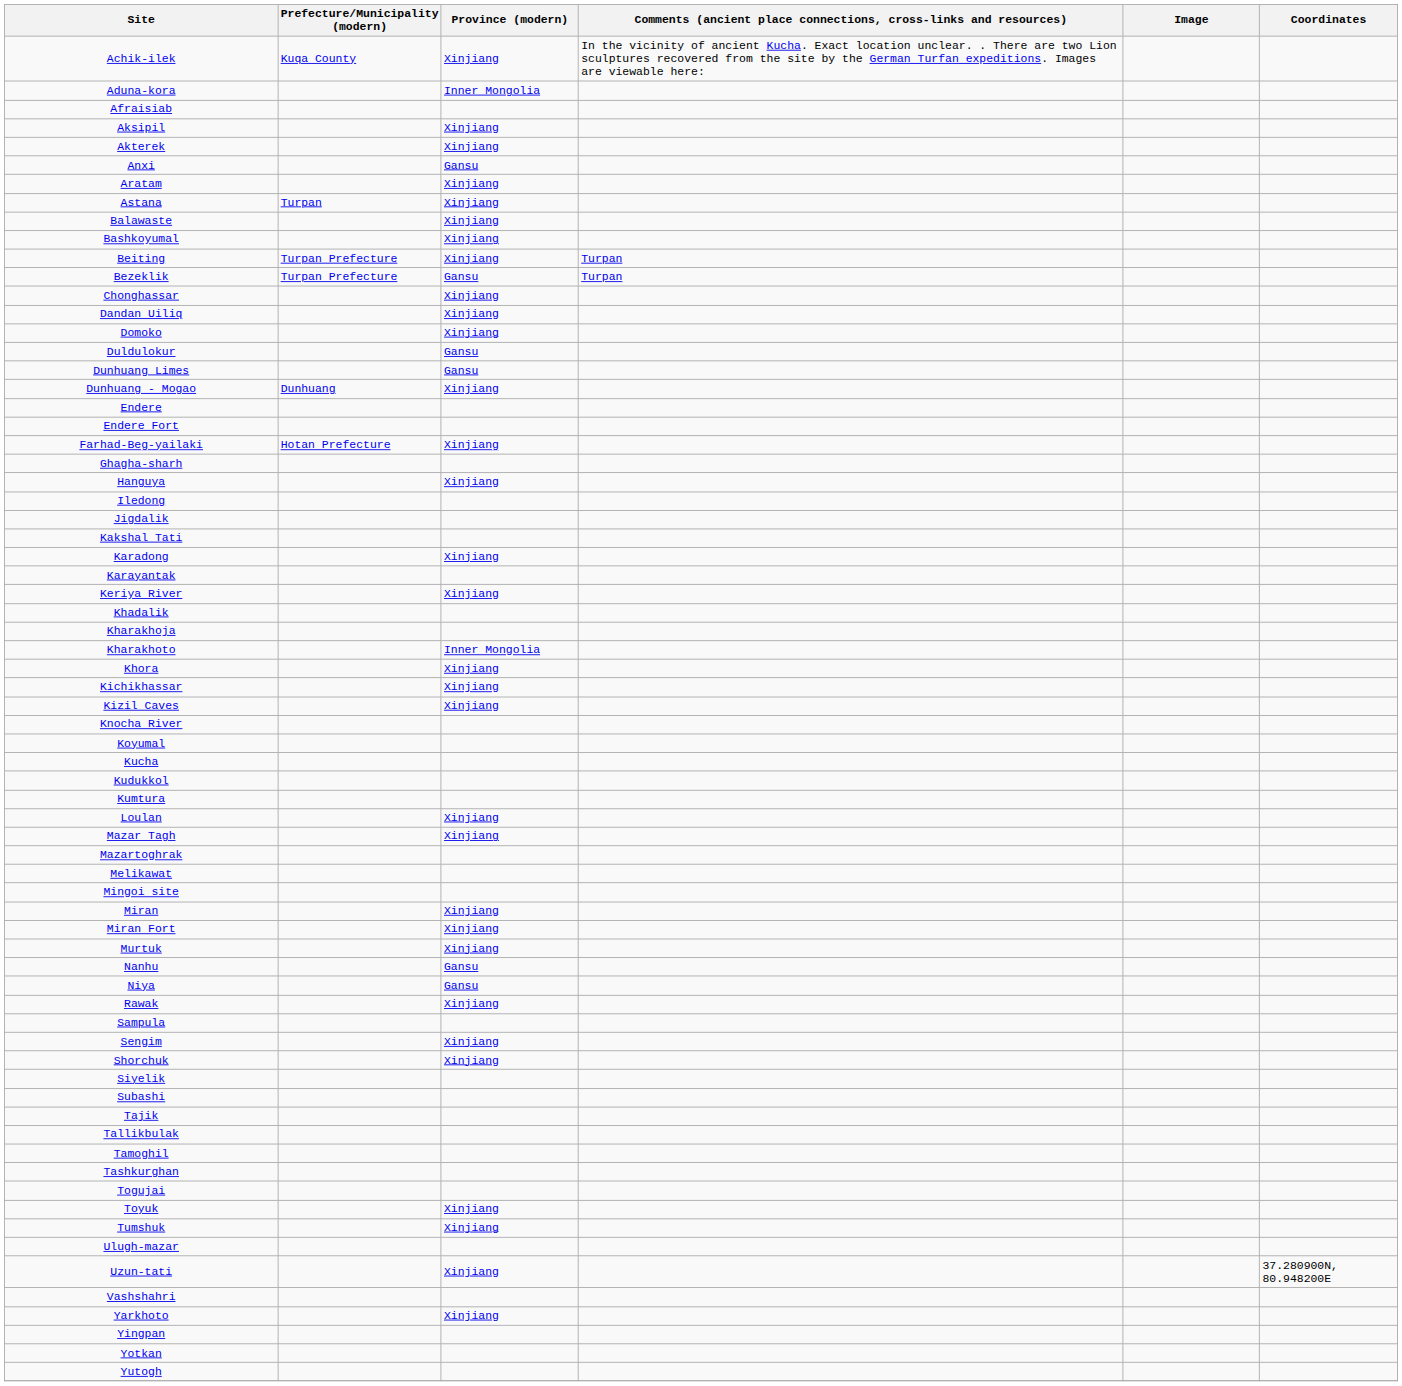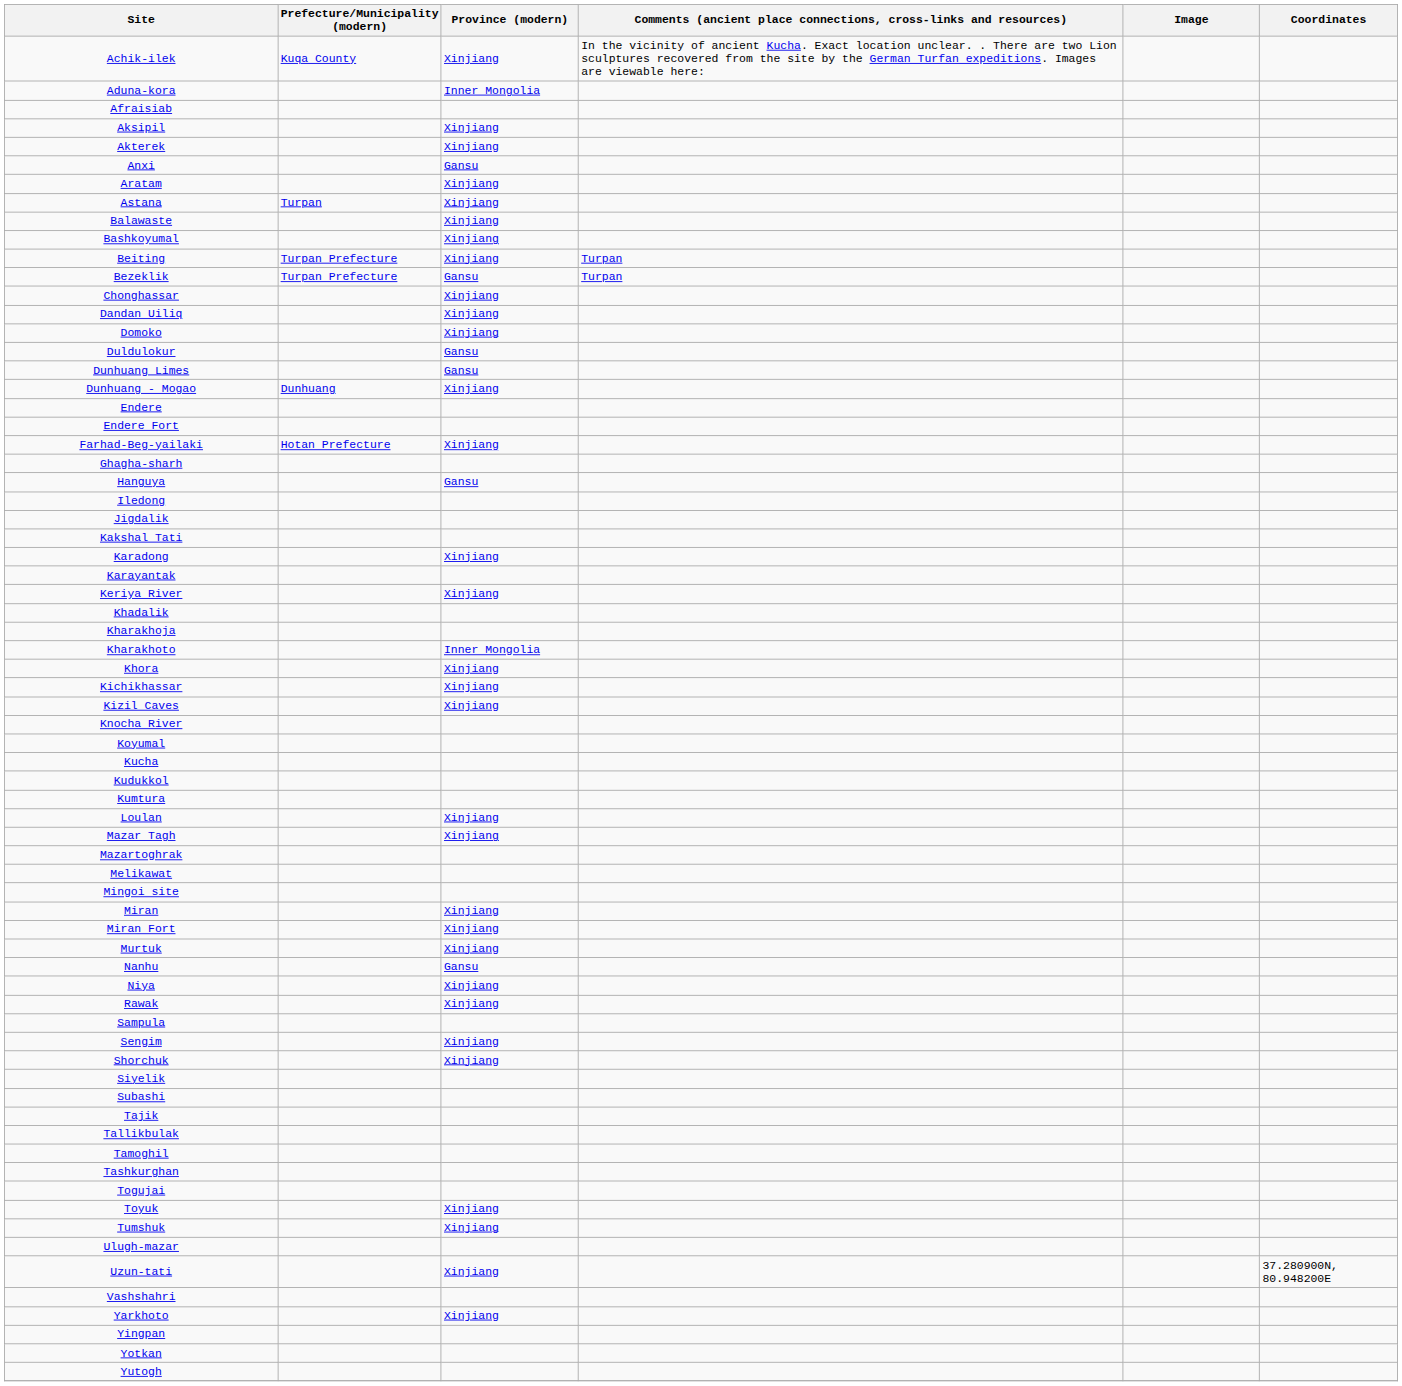(471, 482) Xinjiang -> (461, 482) Gansu
(461, 986) Gansu -> (471, 986) Xinjiang
